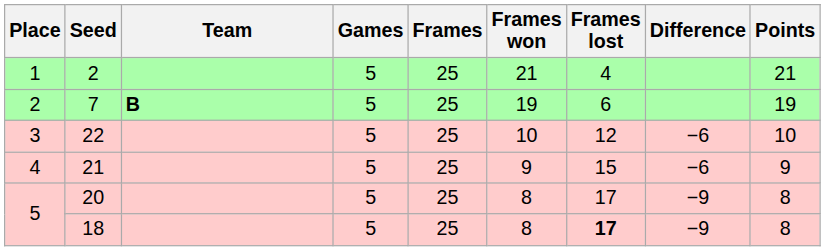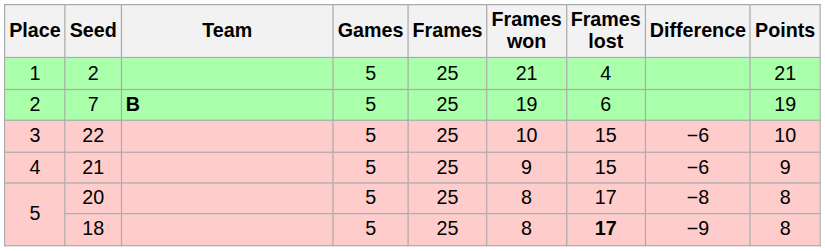(606, 135) 12 -> (606, 135) 15
(698, 198) −9 -> (698, 198) −8
